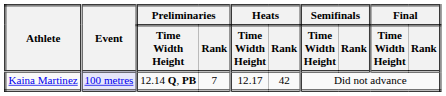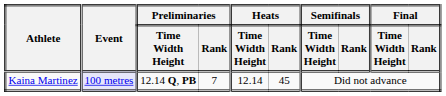(250, 81) 12.17 -> (250, 81) 12.14
(284, 81) 42 -> (284, 81) 45
